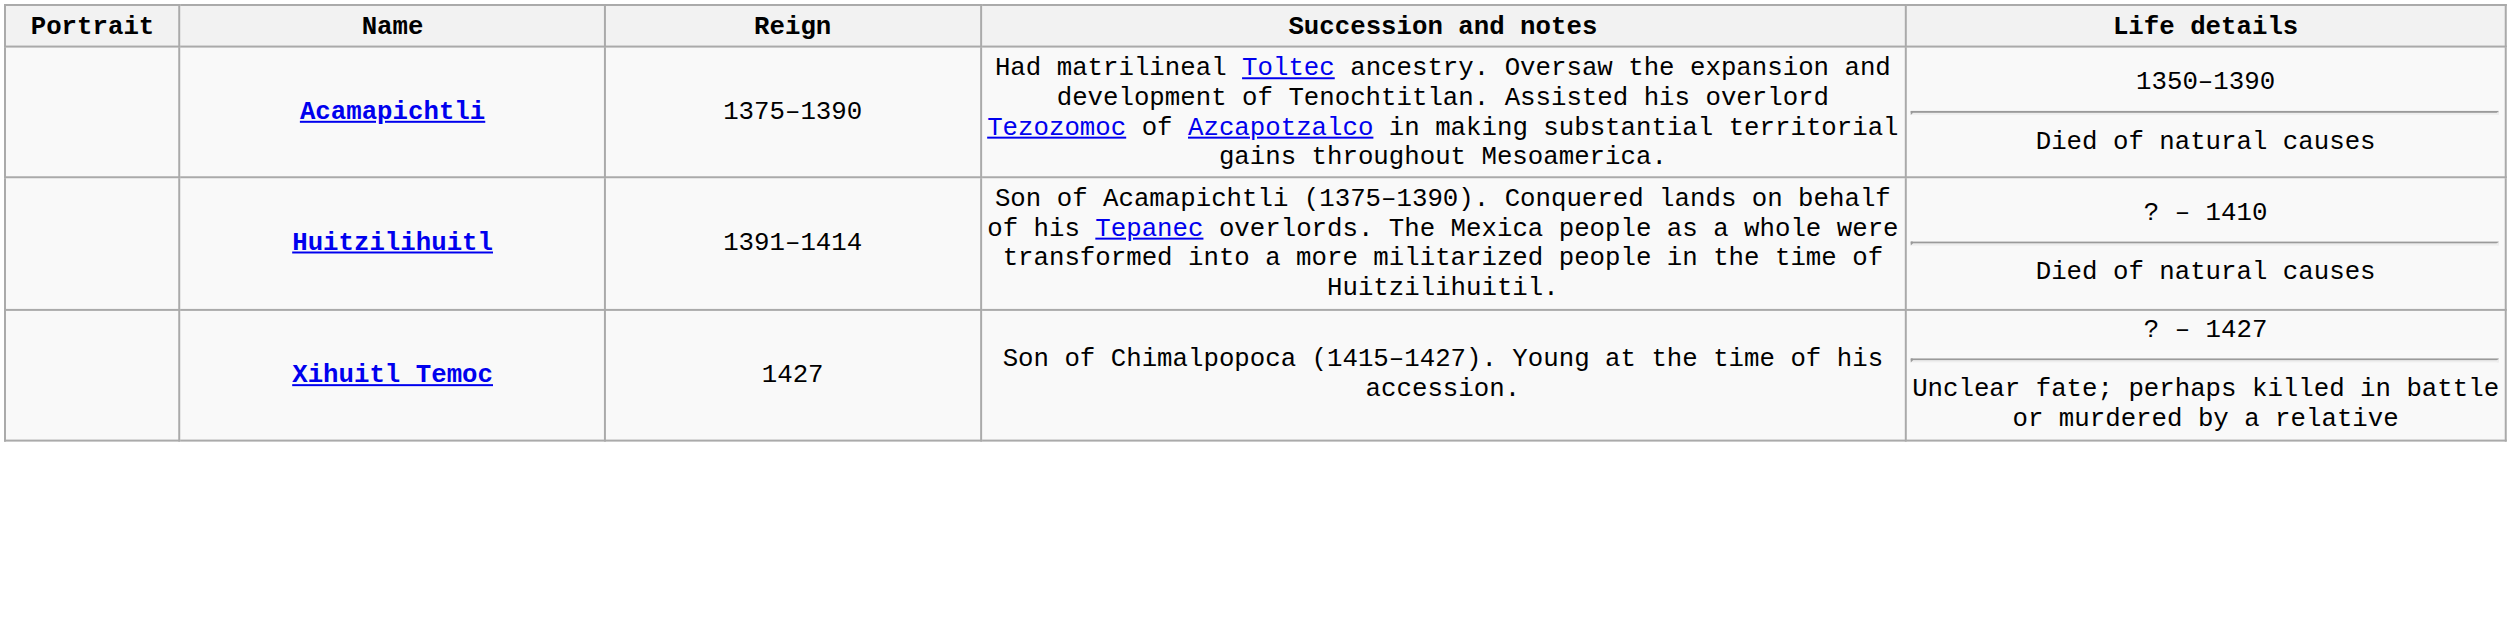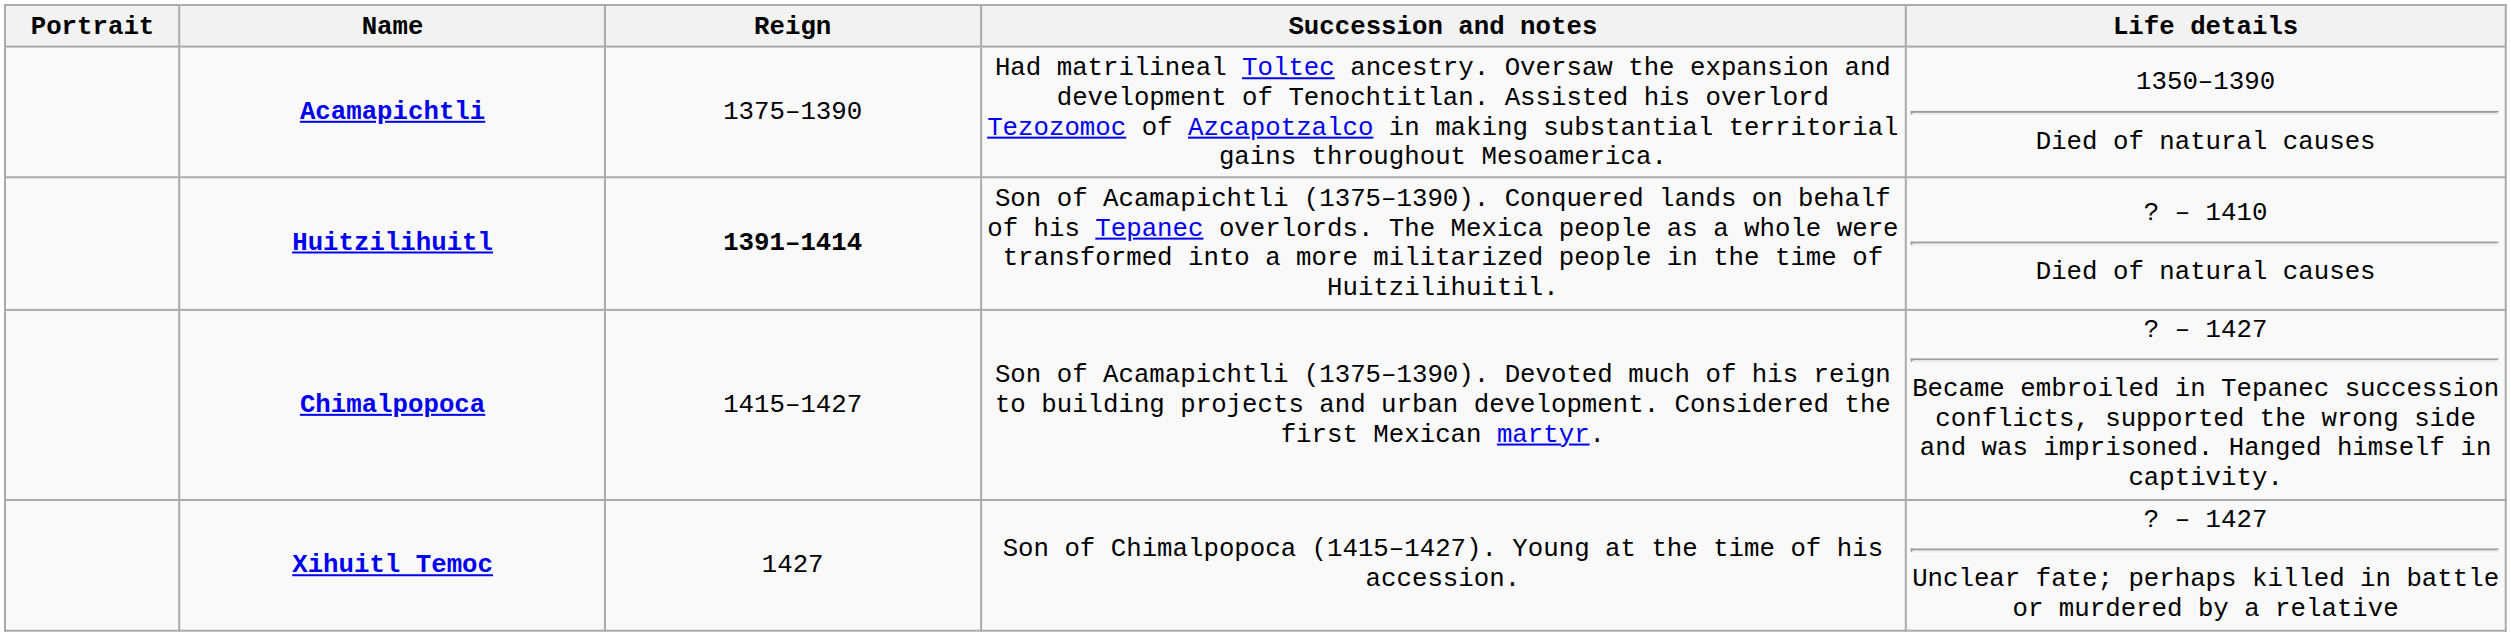(793, 244) normal -> (793, 244) bold
+ row: (393, 404)
